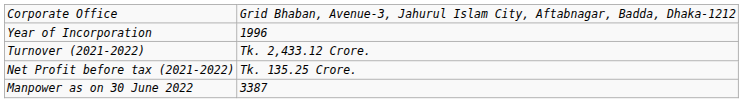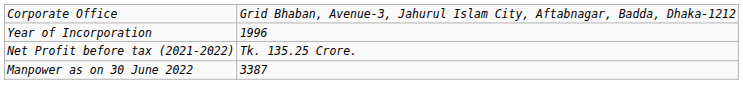- row: (76, 51)
